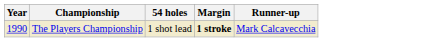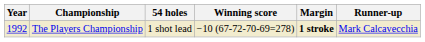+ column: (245, 12)
(17, 28) 1990 -> (17, 28) 1992
